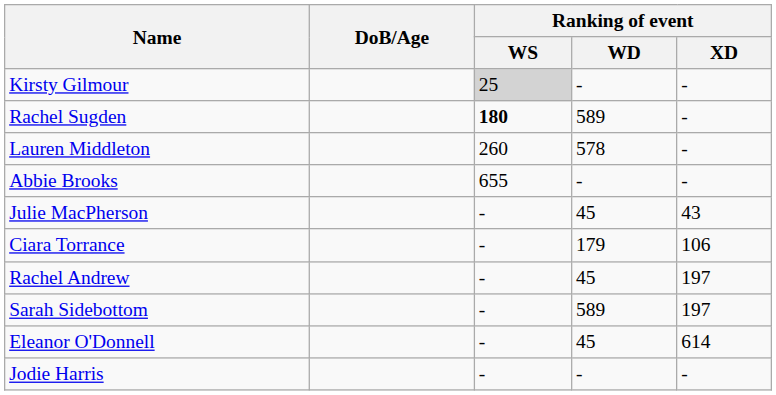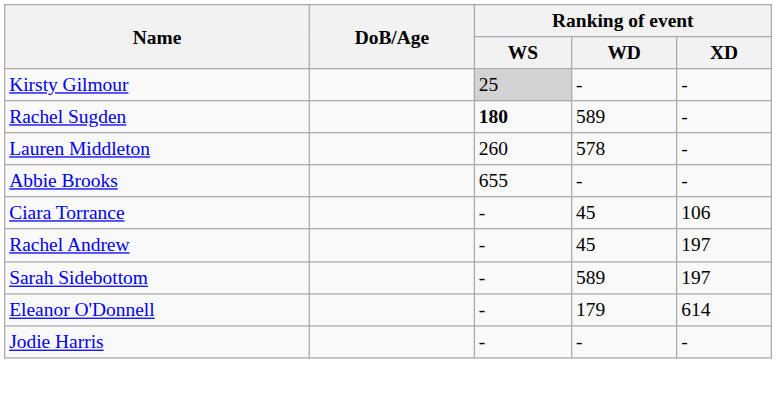- row: (79, 213)
(591, 245) 179 -> (586, 213) 45
(586, 341) 45 -> (591, 309) 179
